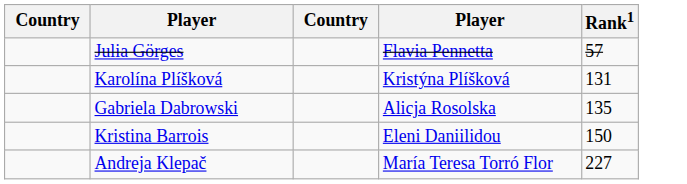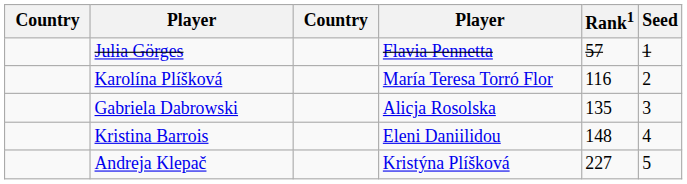+ column: (660, 20)
(446, 79) Kristýna Plíšková -> (468, 79) María Teresa Torró Flor
(599, 79) 131 -> (598, 79) 116
(599, 136) 150 -> (599, 136) 148
(468, 164) María Teresa Torró Flor -> (446, 164) Kristýna Plíšková
